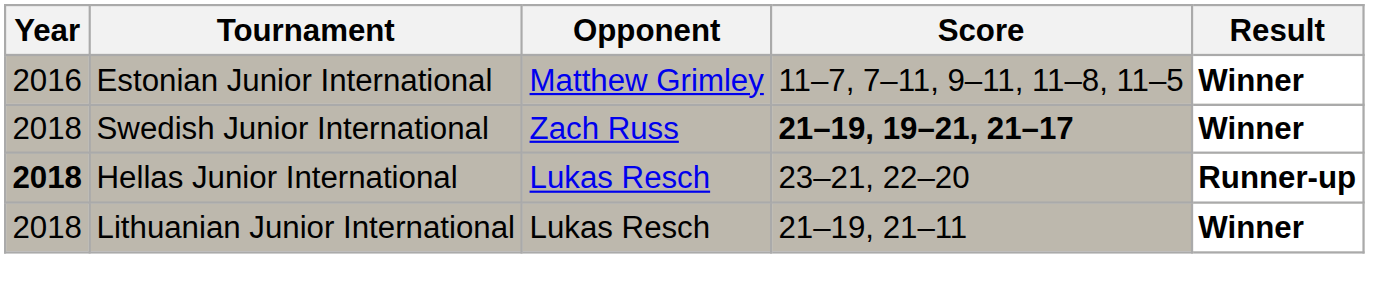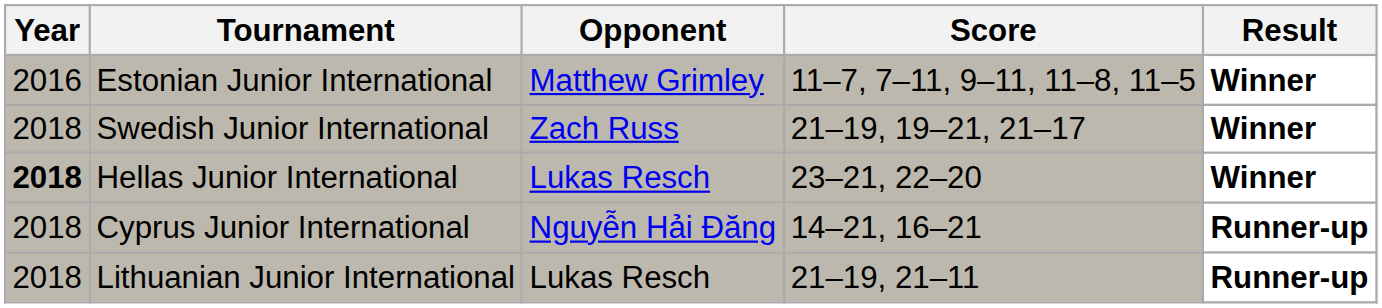(926, 129) bold -> (938, 129) normal
(1277, 178) Runner-up -> (1263, 178) Winner
+ row: (283, 228)
(1251, 228) Winner -> (1289, 277) Runner-up
